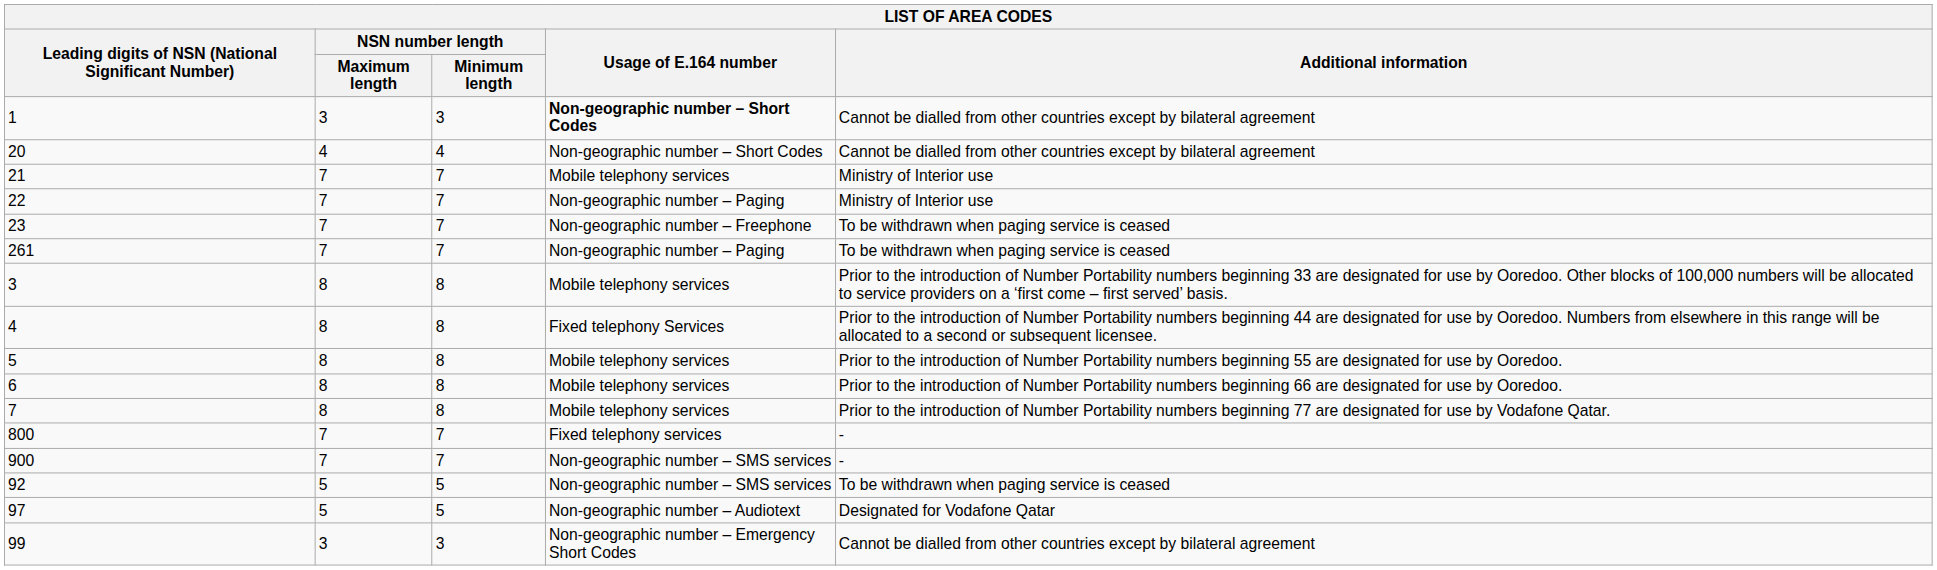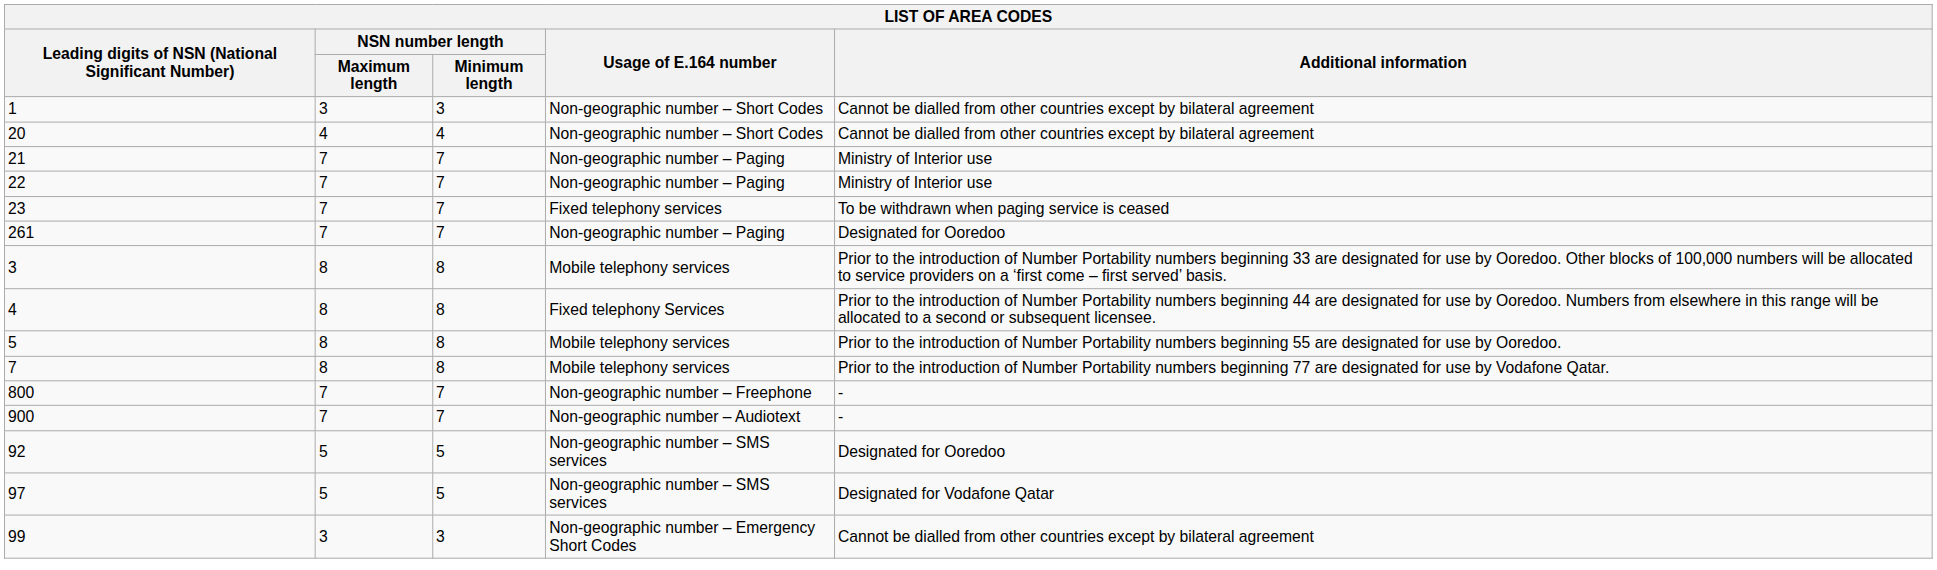(669, 117) bold -> (686, 109) normal
(639, 176) Mobile telephony services -> (667, 158) Non-geographic number – Paging
(680, 226) Non-geographic number – Freephone -> (636, 208) Fixed telephony services
(1004, 251) To be withdrawn when paging service is ceased -> (922, 233) Designated for Ooredoo
- row: (12, 385)
(635, 435) Fixed telephony services -> (680, 393) Non-geographic number – Freephone
(690, 460) Non-geographic number – SMS services -> (675, 417) Non-geographic number – Audiotext
(1004, 485) To be withdrawn when paging service is ceased -> (922, 451) Designated for Ooredoo
(675, 510) Non-geographic number – Audiotext -> (660, 494) Non-geographic number – SMS services
